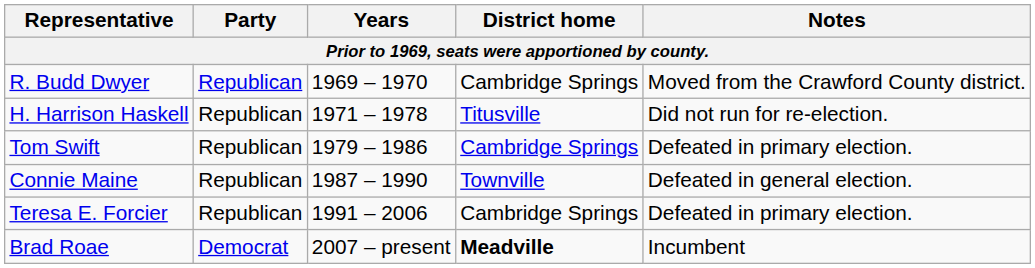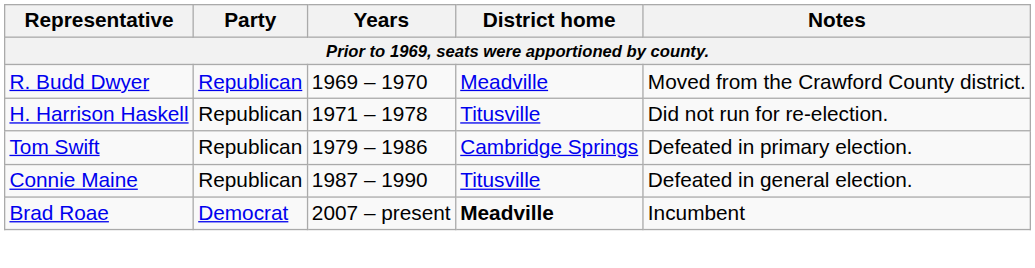(549, 81) Cambridge Springs -> (504, 81) Meadville
(502, 180) Townville -> (500, 180) Titusville
- row: (89, 213)
